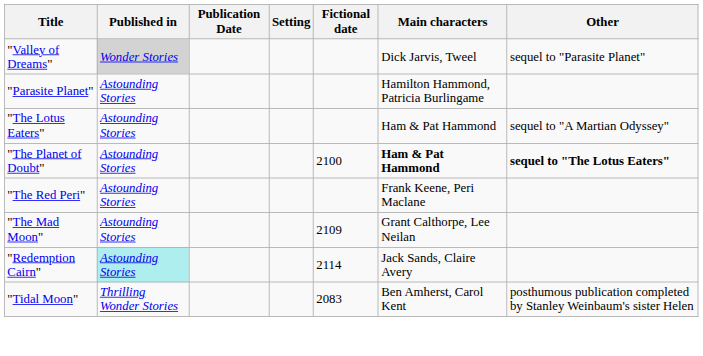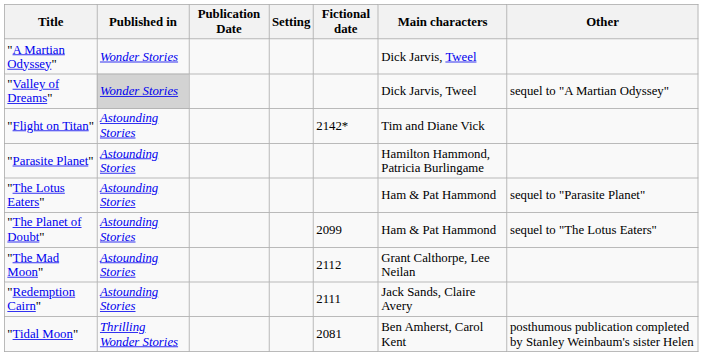+ row: (36, 56)
(578, 56) sequel to "Parasite Planet" -> (589, 91) sequel to "A Martian Odyssey"
+ row: (51, 125)
(589, 125) sequel to "A Martian Odyssey" -> (578, 195) sequel to "Parasite Planet"
(329, 160) 2100 -> (329, 230) 2099
(413, 160) bold -> (439, 230) normal
(590, 160) bold -> (583, 230) normal
- row: (46, 195)
(329, 230) 2109 -> (329, 264) 2112
(129, 264) paleturquoise background -> (129, 299) no background
(329, 264) 2114 -> (329, 299) 2111
(329, 299) 2083 -> (329, 334) 2081
